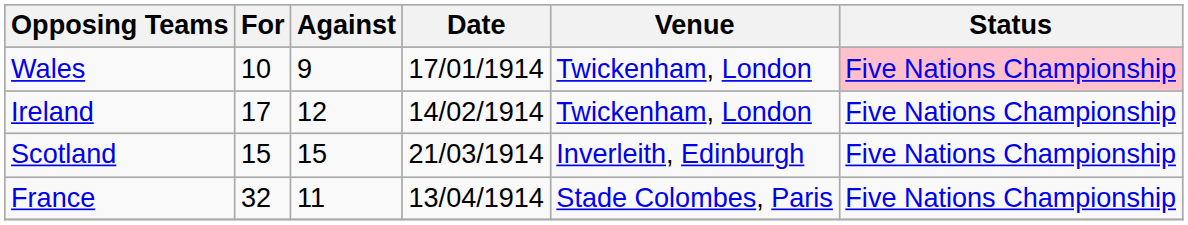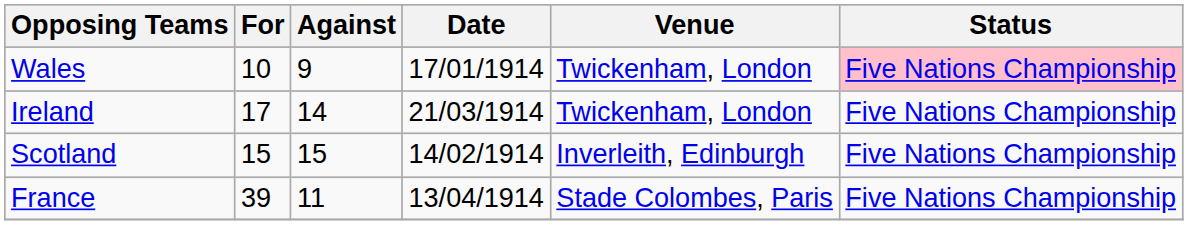(312, 111) 12 -> (312, 111) 14
(476, 111) 14/02/1914 -> (476, 111) 21/03/1914
(476, 154) 21/03/1914 -> (476, 154) 14/02/1914
(256, 197) 32 -> (256, 197) 39
